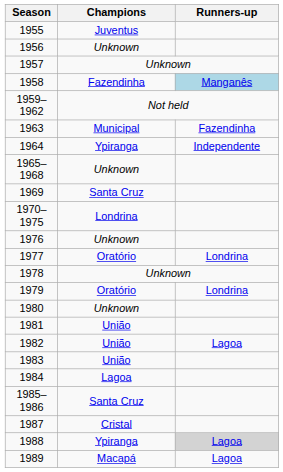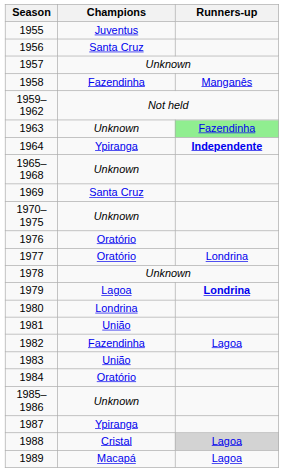(116, 47) Unknown -> (116, 47) Santa Cruz
(227, 82) lightblue background -> (227, 82) no background
(116, 128) Municipal -> (116, 128) Unknown
(227, 128) no background -> (227, 128) lightgreen background
(227, 146) normal -> (227, 146) bold
(116, 216) Londrina -> (116, 216) Unknown
(116, 239) Unknown -> (116, 239) Oratório
(116, 291) Oratório -> (116, 291) Lagoa
(227, 291) normal -> (227, 291) bold
(116, 308) Unknown -> (116, 308) Londrina
(116, 343) União -> (116, 343) Fazendinha
(116, 377) Lagoa -> (116, 377) Oratório
(116, 401) Santa Cruz -> (116, 401) Unknown
(116, 424) Cristal -> (116, 424) Ypiranga
(116, 441) Ypiranga -> (116, 441) Cristal
